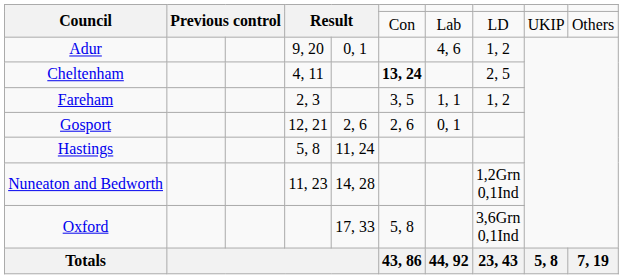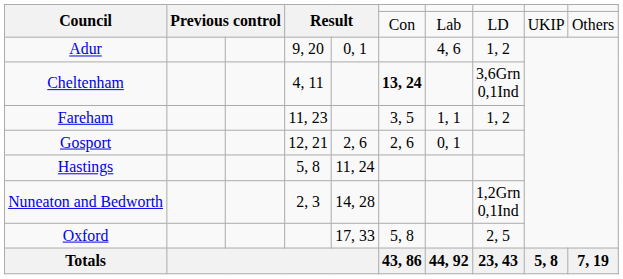(498, 74) 2, 5 -> (498, 83) 3,6Grn 0,1Ind
(308, 99) 2, 3 -> (308, 117) 11, 23
(308, 183) 11, 23 -> (308, 201) 2, 3
(498, 226) 3,6Grn 0,1Ind -> (498, 235) 2, 5
